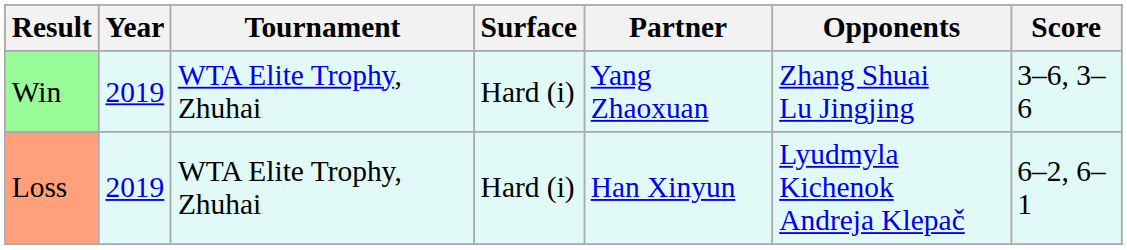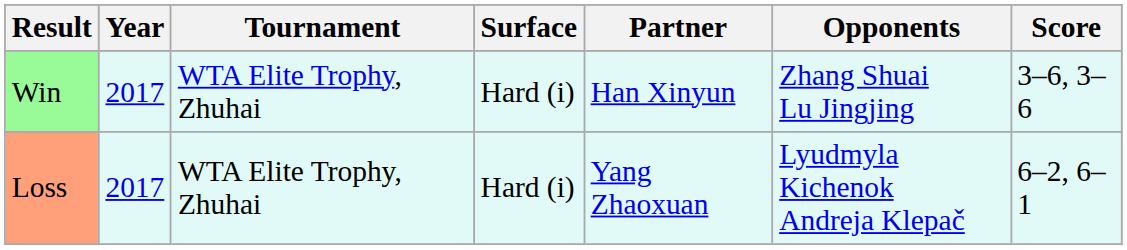(135, 91) 2019 -> (135, 91) 2017
(650, 91) Yang Zhaoxuan -> (663, 91) Han Xinyun
(135, 187) 2019 -> (135, 187) 2017
(663, 187) Han Xinyun -> (650, 187) Yang Zhaoxuan
